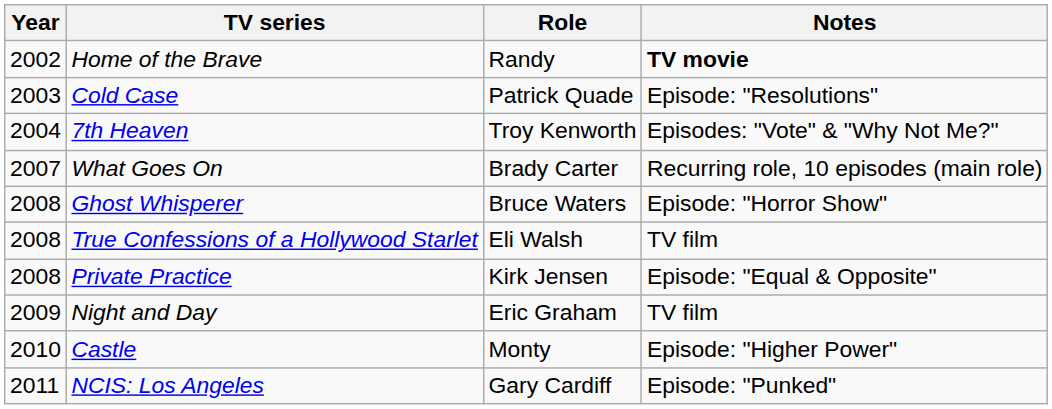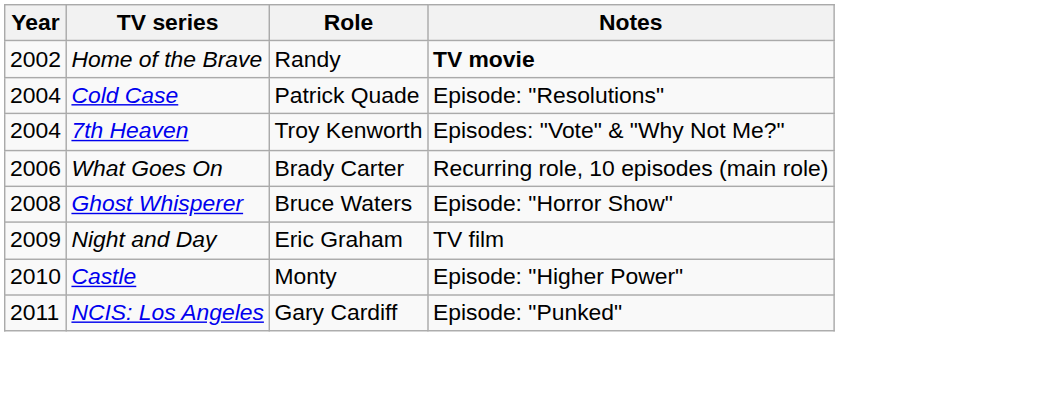(35, 95) 2003 -> (35, 95) 2004
(35, 167) 2007 -> (35, 167) 2006
- row: (275, 240)
- row: (152, 276)
